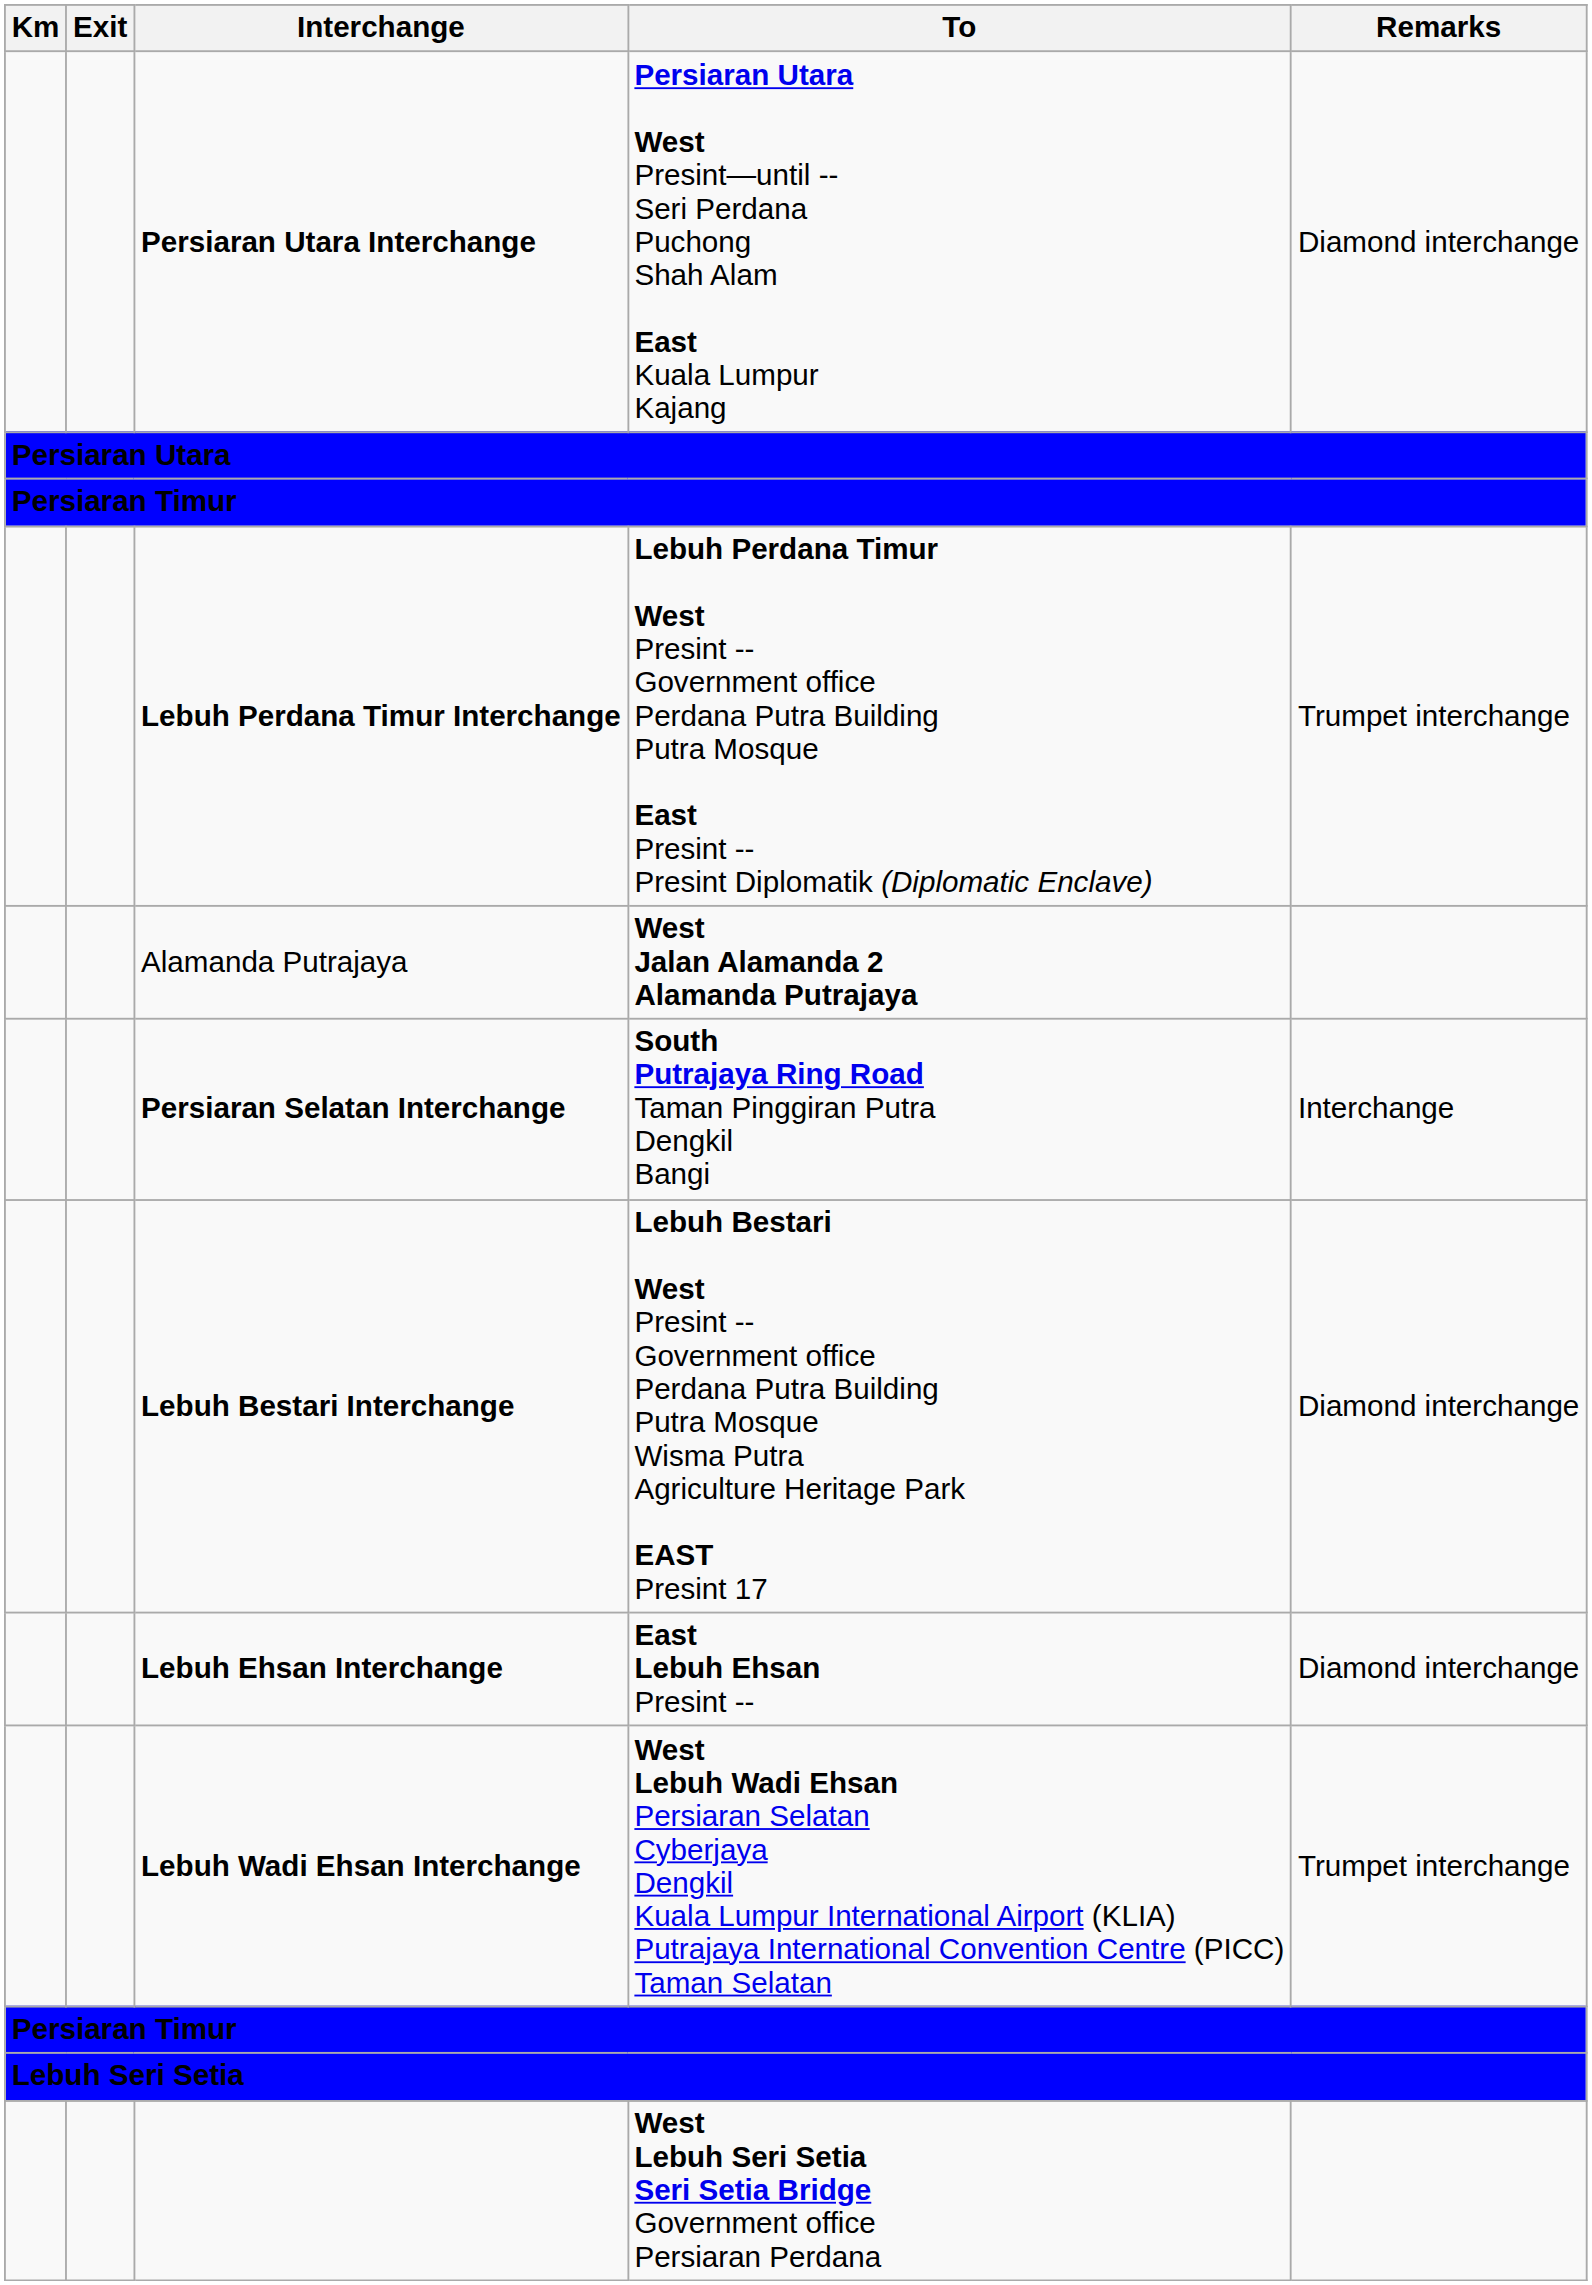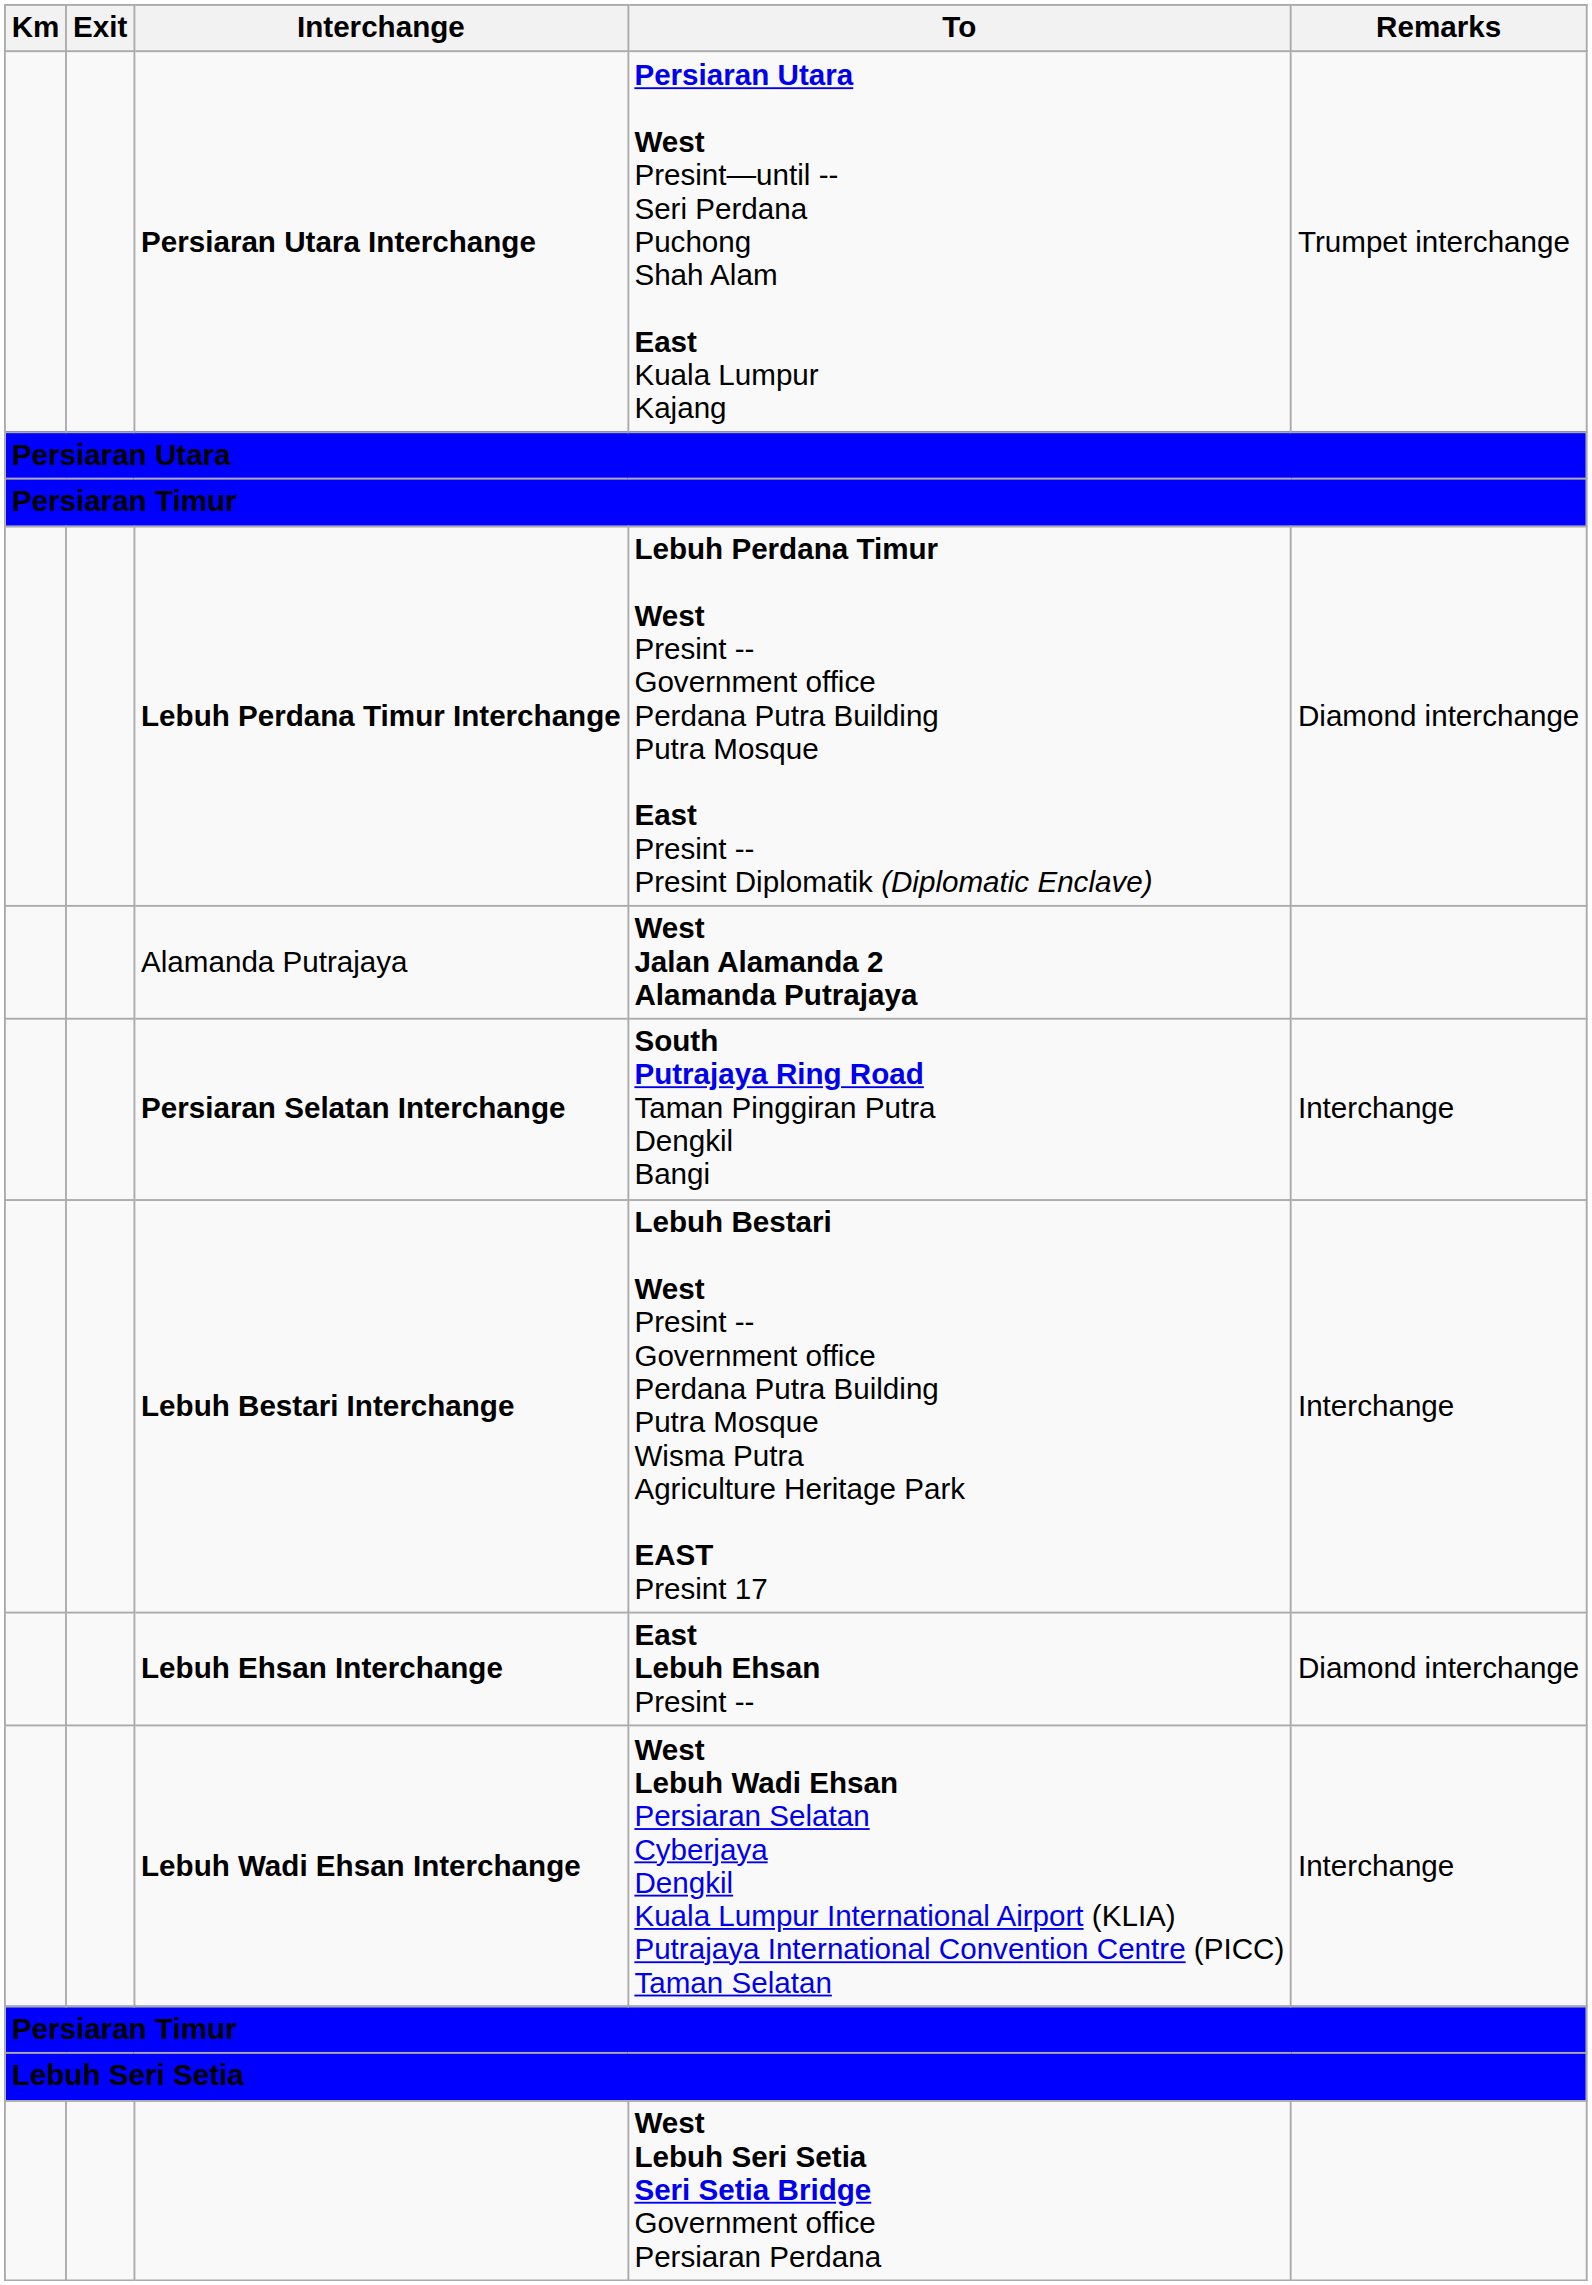(1439, 241) Diamond interchange -> (1434, 241) Trumpet interchange
(1434, 715) Trumpet interchange -> (1439, 715) Diamond interchange
(1439, 1405) Diamond interchange -> (1376, 1405) Interchange
(1434, 1865) Trumpet interchange -> (1376, 1865) Interchange
